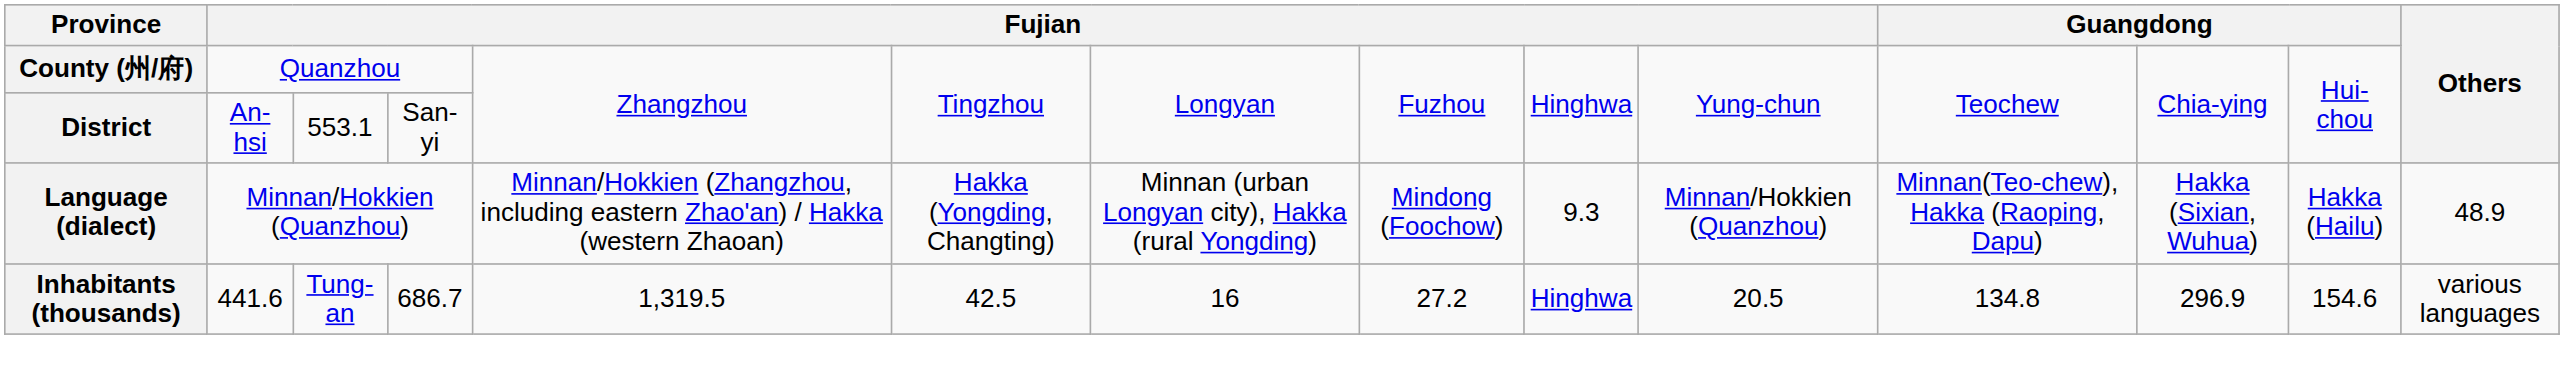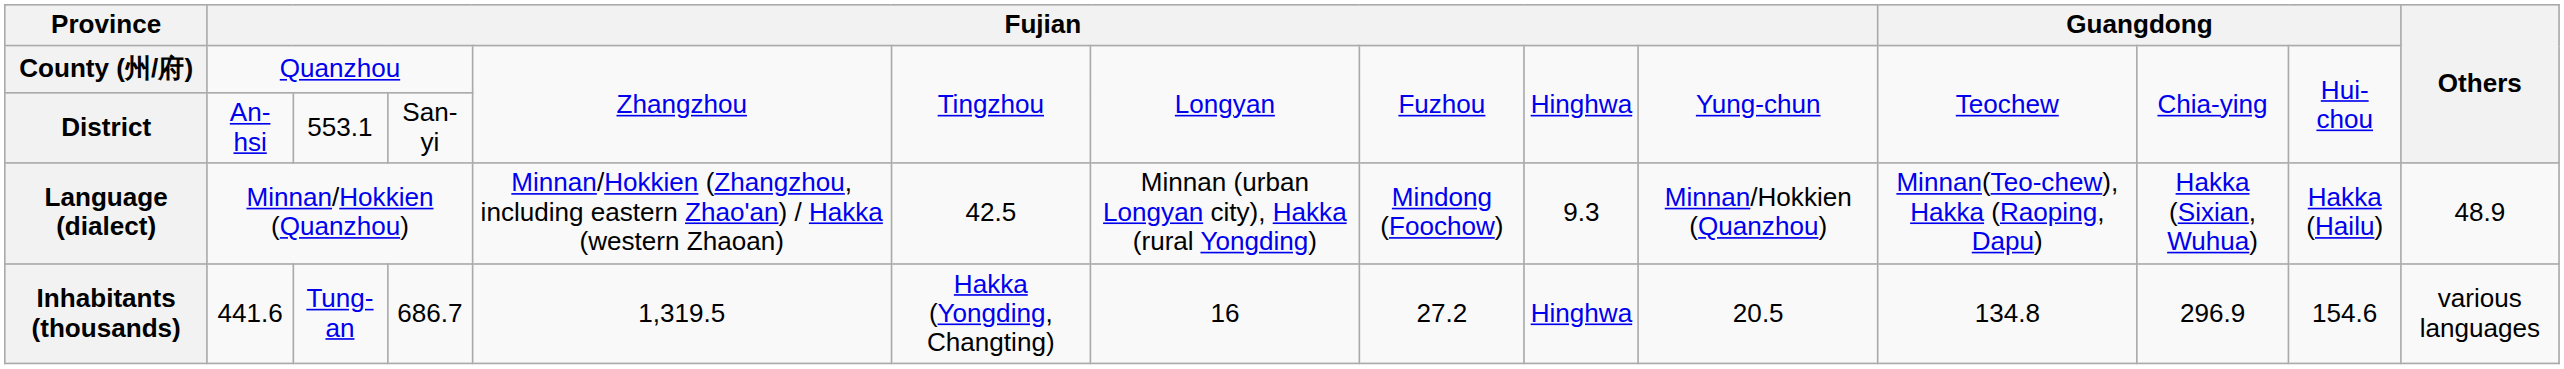(991, 212) Hakka (Yongding, Changting) -> (991, 212) 42.5
(991, 298) 42.5 -> (991, 312) Hakka (Yongding, Changting)
